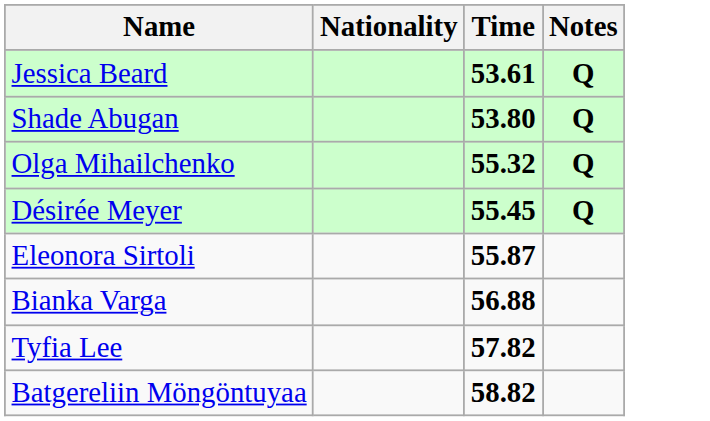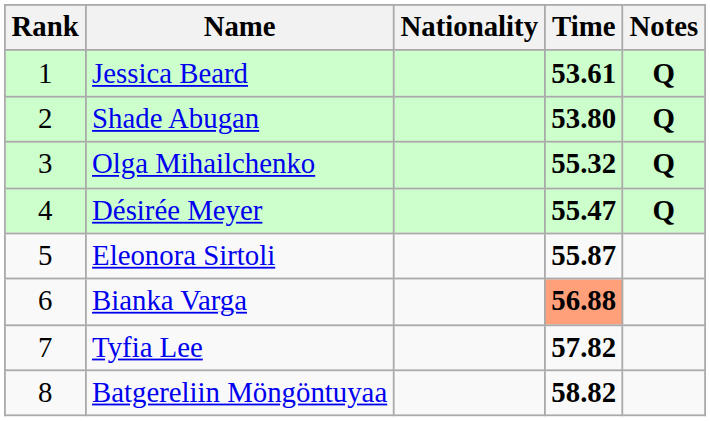+ column: (45, 27)
(503, 210) 55.45 -> (584, 210) 55.47
(503, 301) no background -> (584, 301) lightsalmon background
